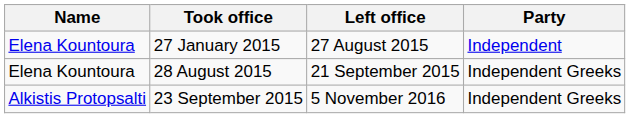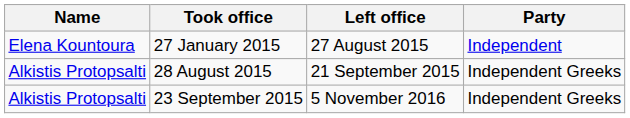(72, 71) Elena Kountoura -> (77, 71) Alkistis Protopsalti
